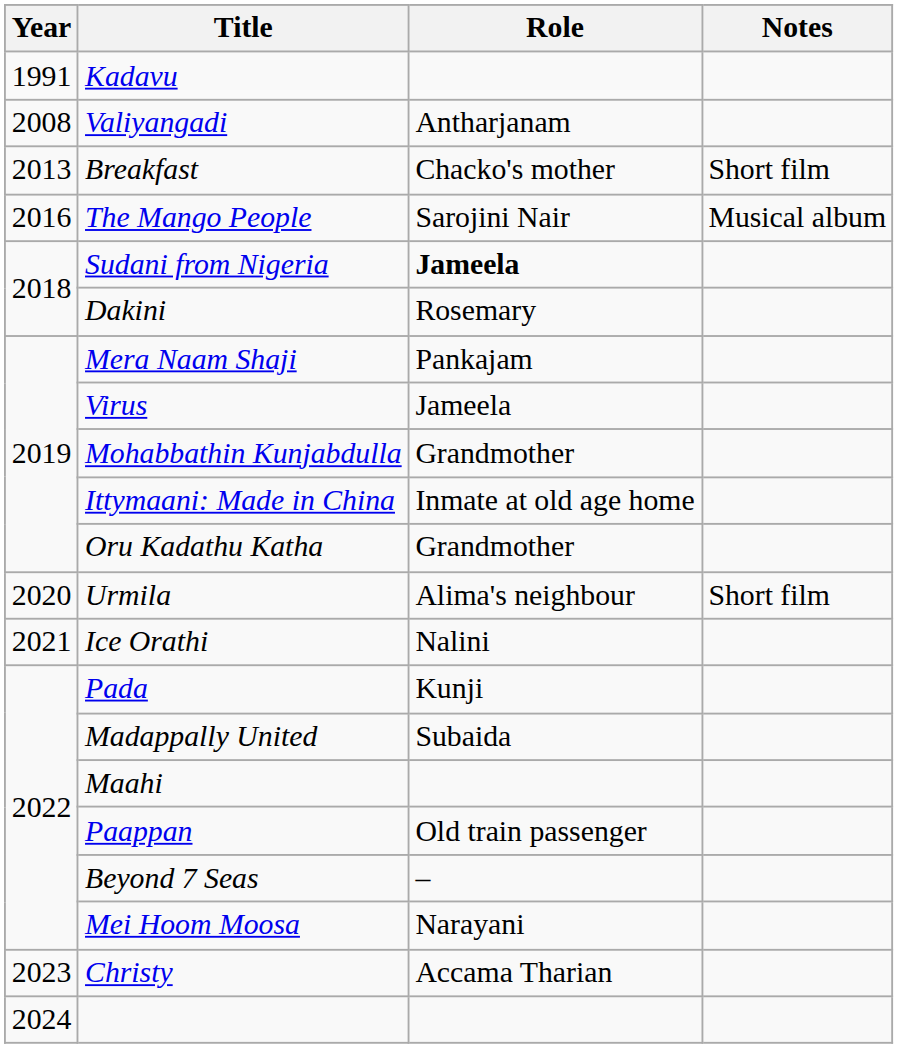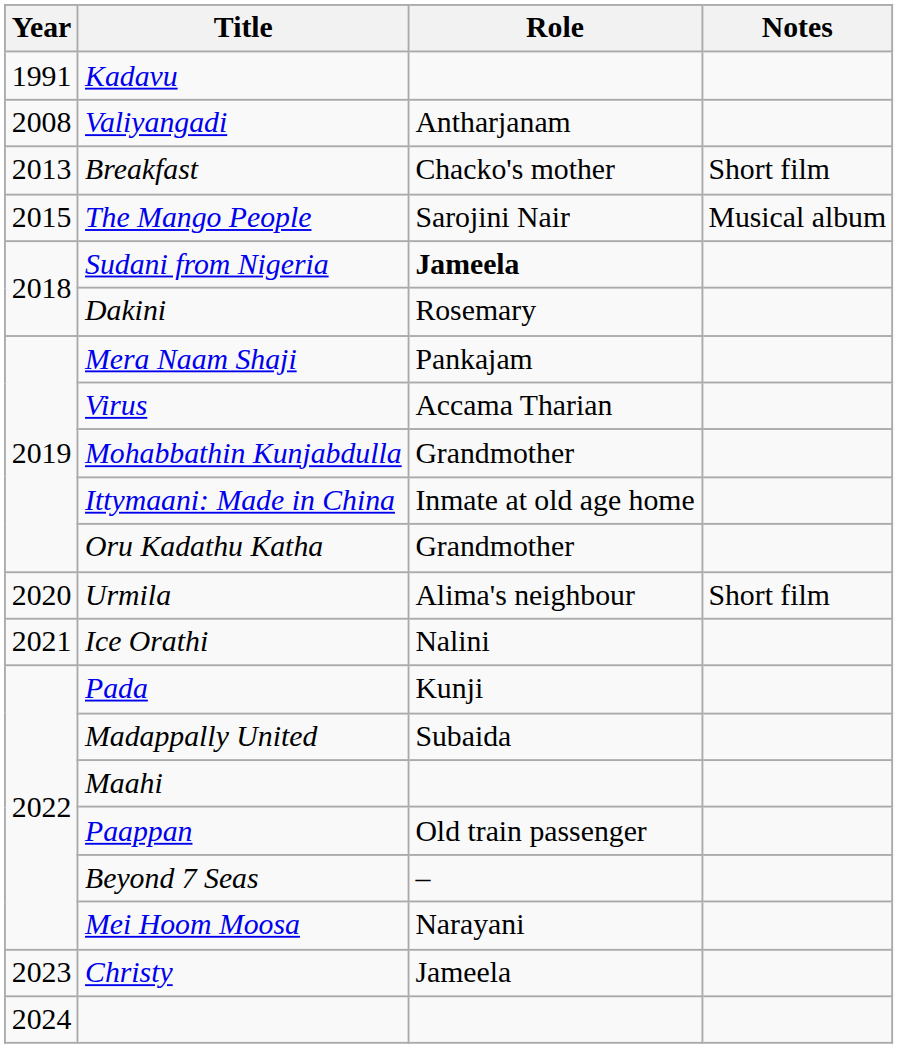(42, 216) 2016 -> (42, 216) 2015
(463, 405) Jameela -> (514, 405) Accama Tharian
(514, 972) Accama Tharian -> (463, 972) Jameela
